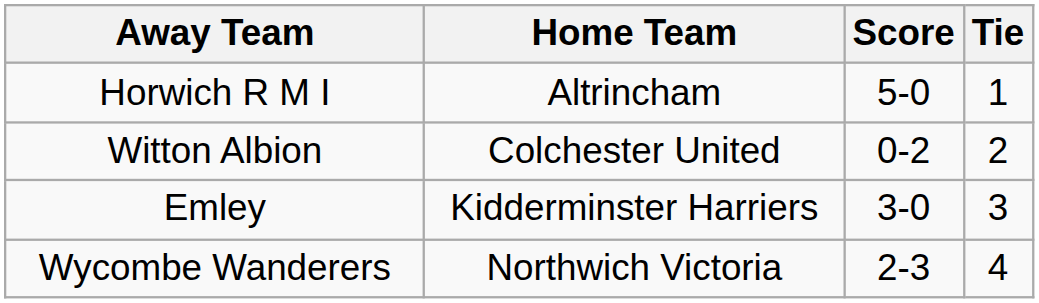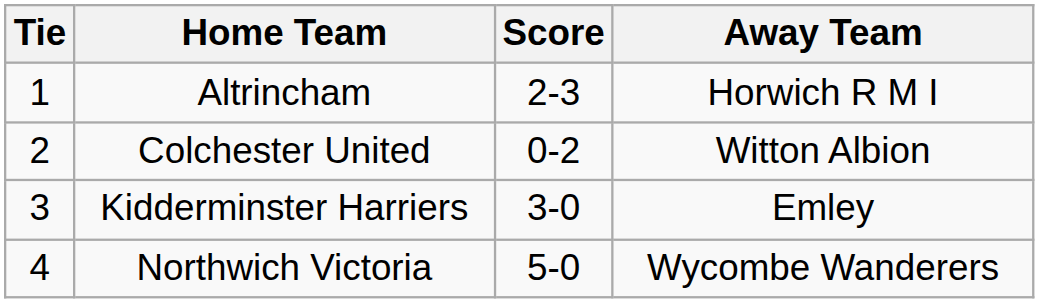columns swapped: (998, 33) <-> (215, 33)
(904, 92) 5-0 -> (554, 92) 2-3
(904, 267) 2-3 -> (554, 267) 5-0
